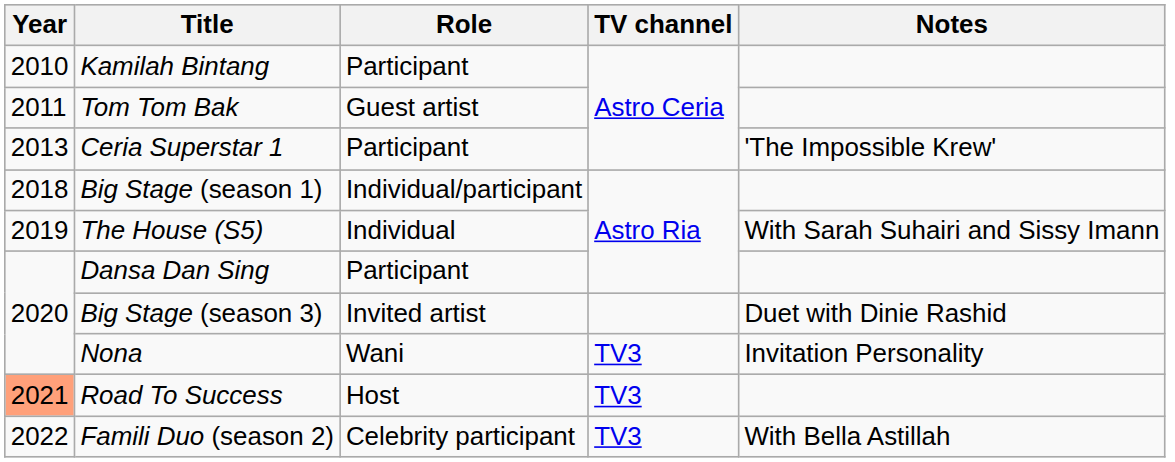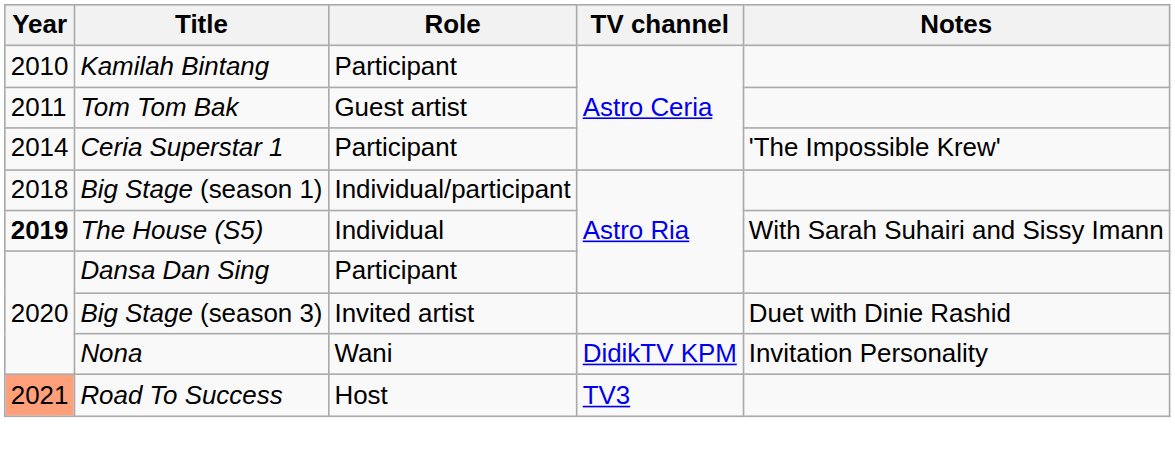(40, 148) 2013 -> (40, 148) 2014
(40, 230) normal -> (40, 230) bold
(618, 353) TV3 -> (660, 353) DidikTV KPM
- row: (207, 436)
